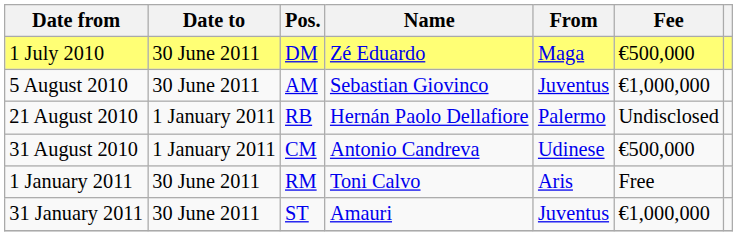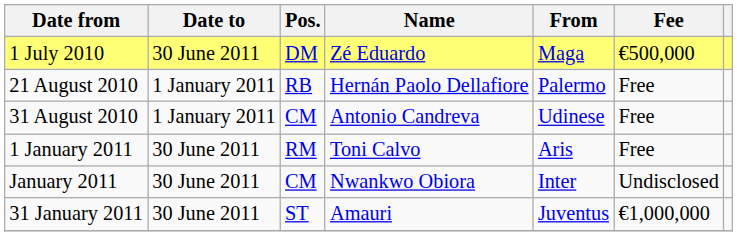- row: (69, 85)
(669, 117) Undisclosed -> (636, 85) Free
(657, 149) €500,000 -> (636, 117) Free
+ row: (63, 181)
